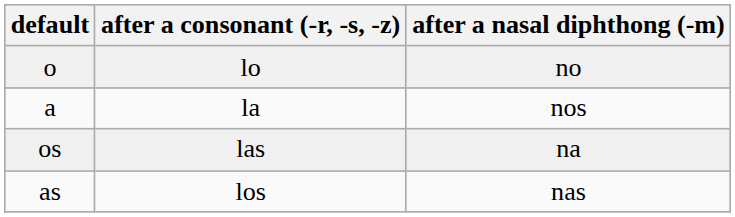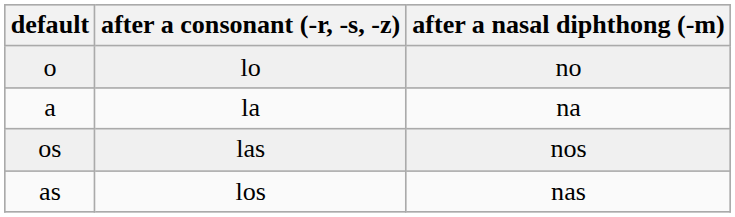(569, 107) nos -> (569, 107) na
(569, 149) na -> (569, 149) nos
